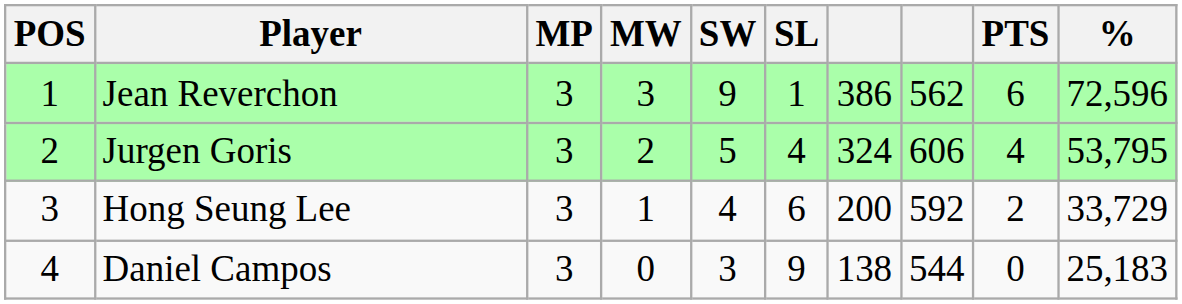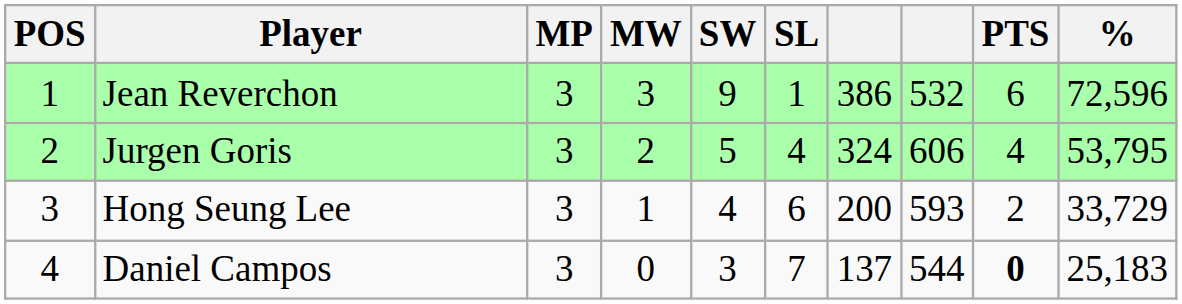(937, 92) 562 -> (937, 92) 532
(937, 209) 592 -> (937, 209) 593
(797, 268) 9 -> (797, 268) 7
(864, 268) 138 -> (864, 268) 137
(1015, 268) normal -> (1015, 268) bold
